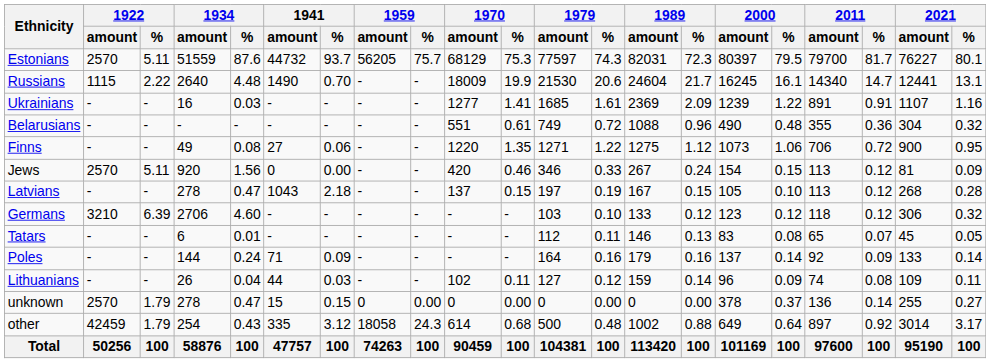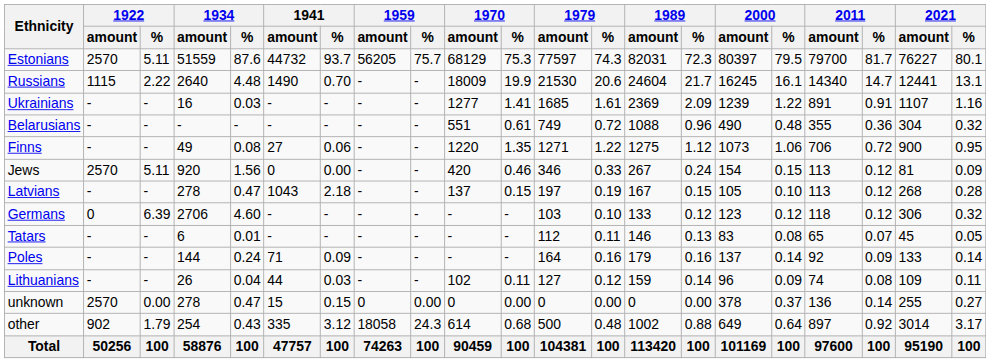(102, 214) 3210 -> (91, 214) 0
(157, 302) 1.79 -> (157, 302) 0.00
(106, 324) 42459 -> (98, 324) 902
